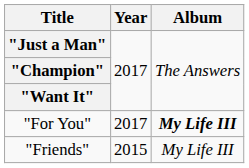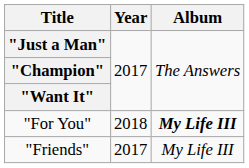(131, 123) 2017 -> (131, 123) 2018
(131, 149) 2015 -> (131, 149) 2017
